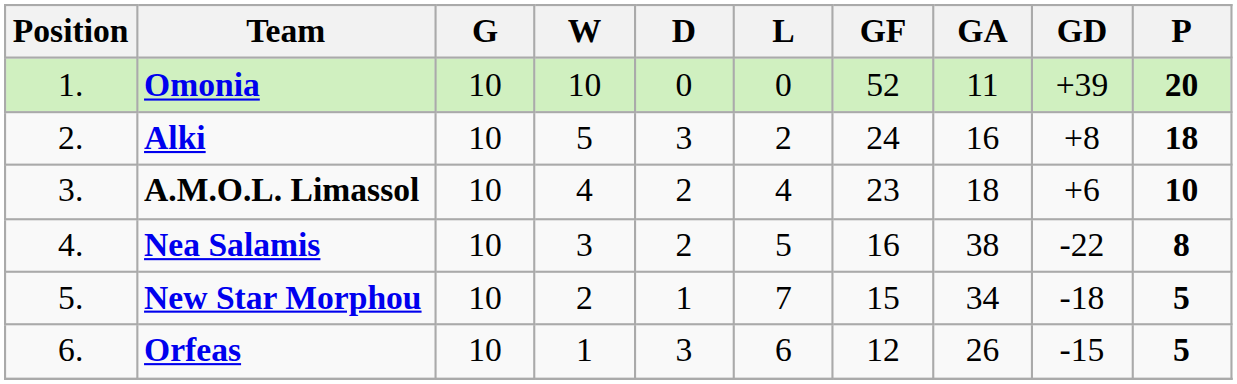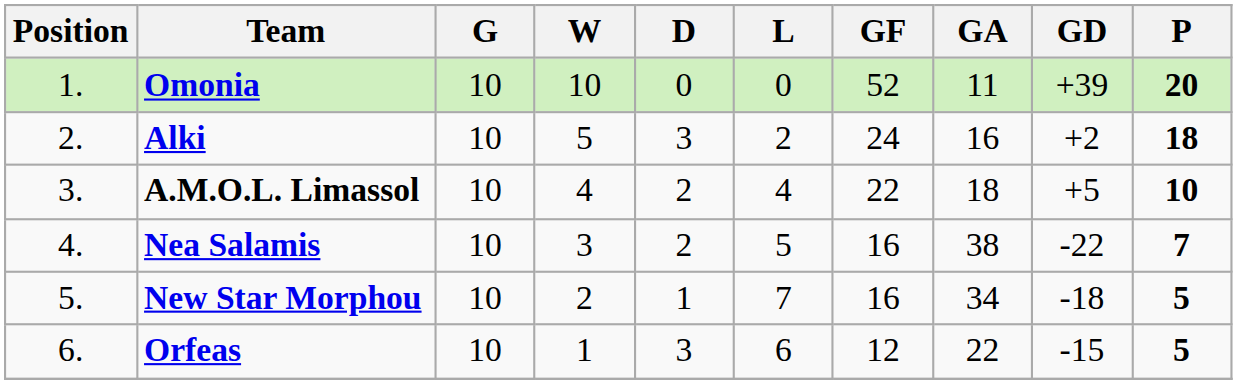(1082, 137) +8 -> (1082, 137) +2
(883, 191) 23 -> (883, 191) 22
(1082, 191) +6 -> (1082, 191) +5
(1181, 244) 8 -> (1181, 244) 7
(883, 297) 15 -> (883, 297) 16
(982, 350) 26 -> (982, 350) 22
